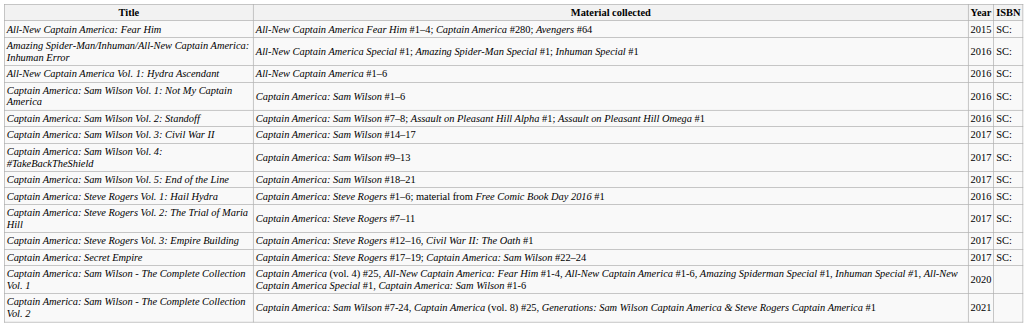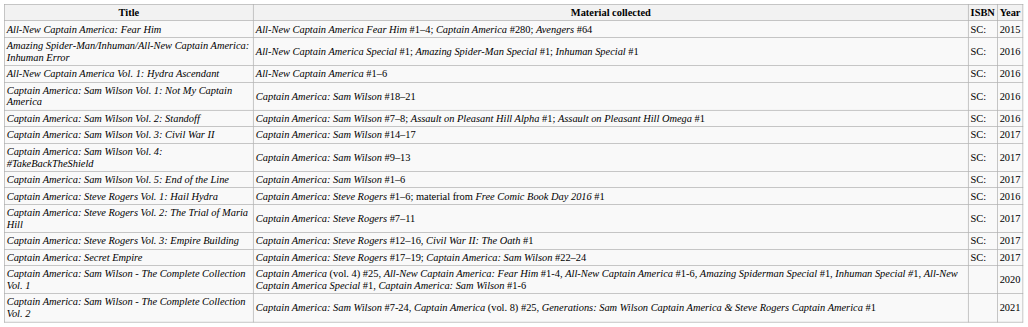columns swapped: (981, 12) <-> (1008, 12)
(331, 96) Captain America: Sam Wilson #1–6 -> (336, 96) Captain America: Sam Wilson #18–21
(336, 179) Captain America: Sam Wilson #18–21 -> (331, 179) Captain America: Sam Wilson #1–6
